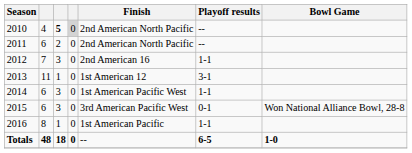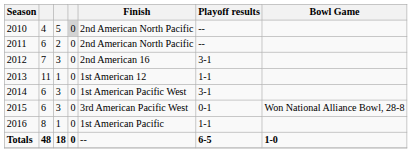(58, 28) bold -> (58, 28) normal
(205, 60) 1-1 -> (205, 60) 3-1
(205, 76) 3-1 -> (205, 76) 1-1
(205, 92) 1-1 -> (205, 92) 3-1
